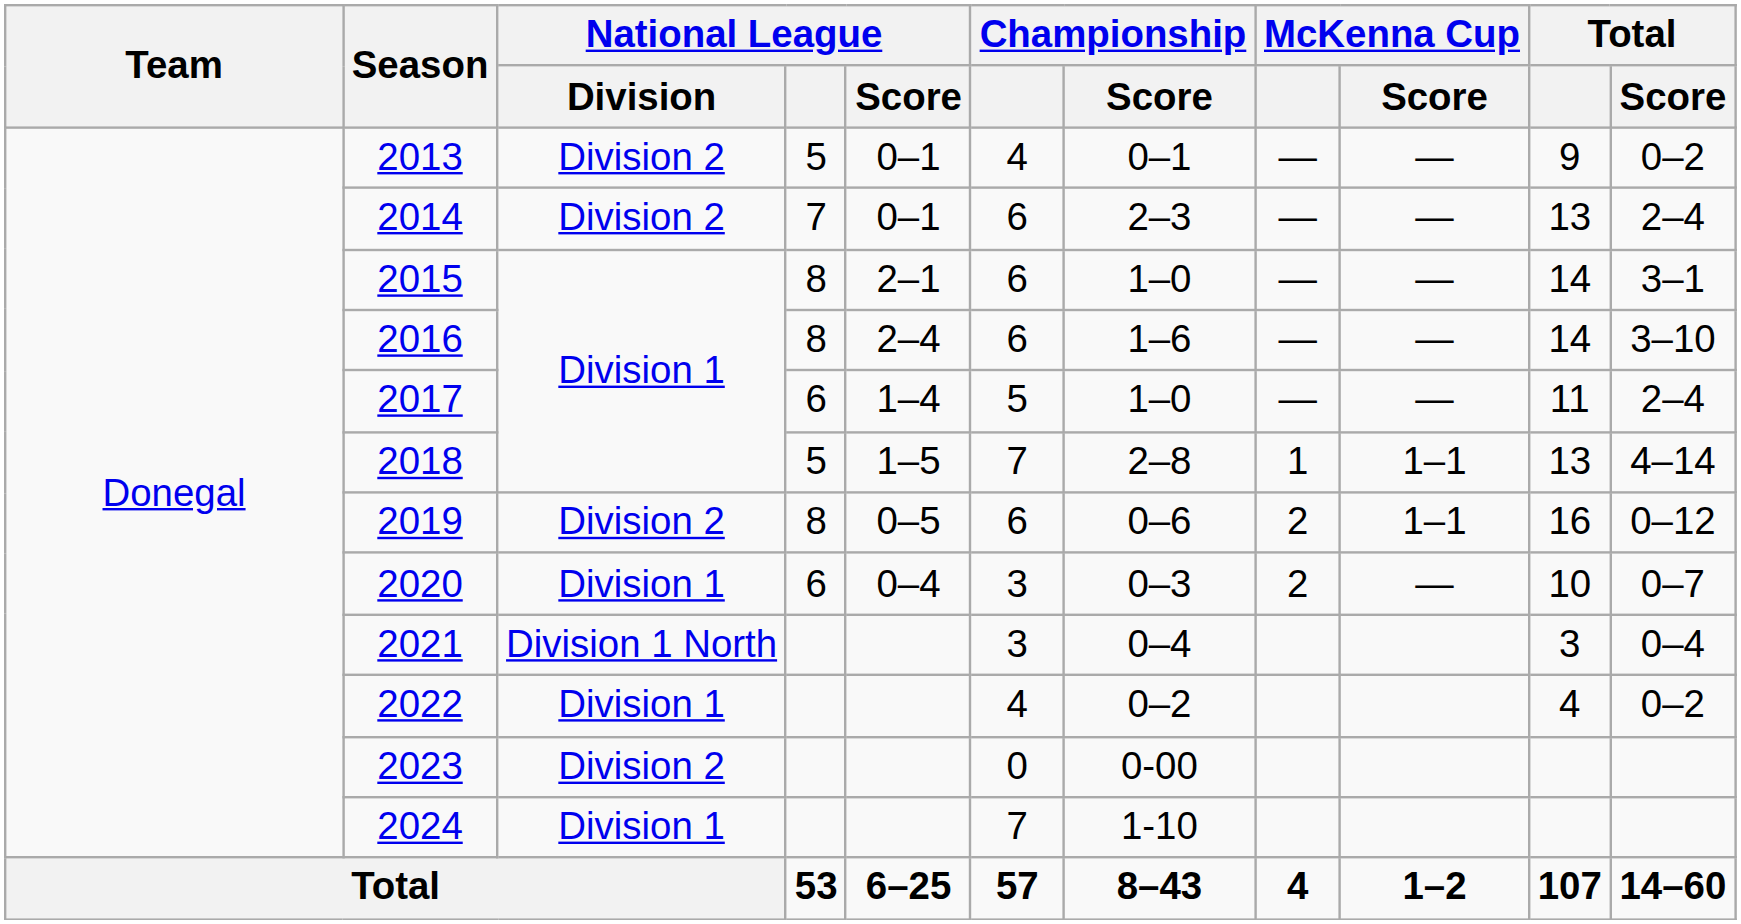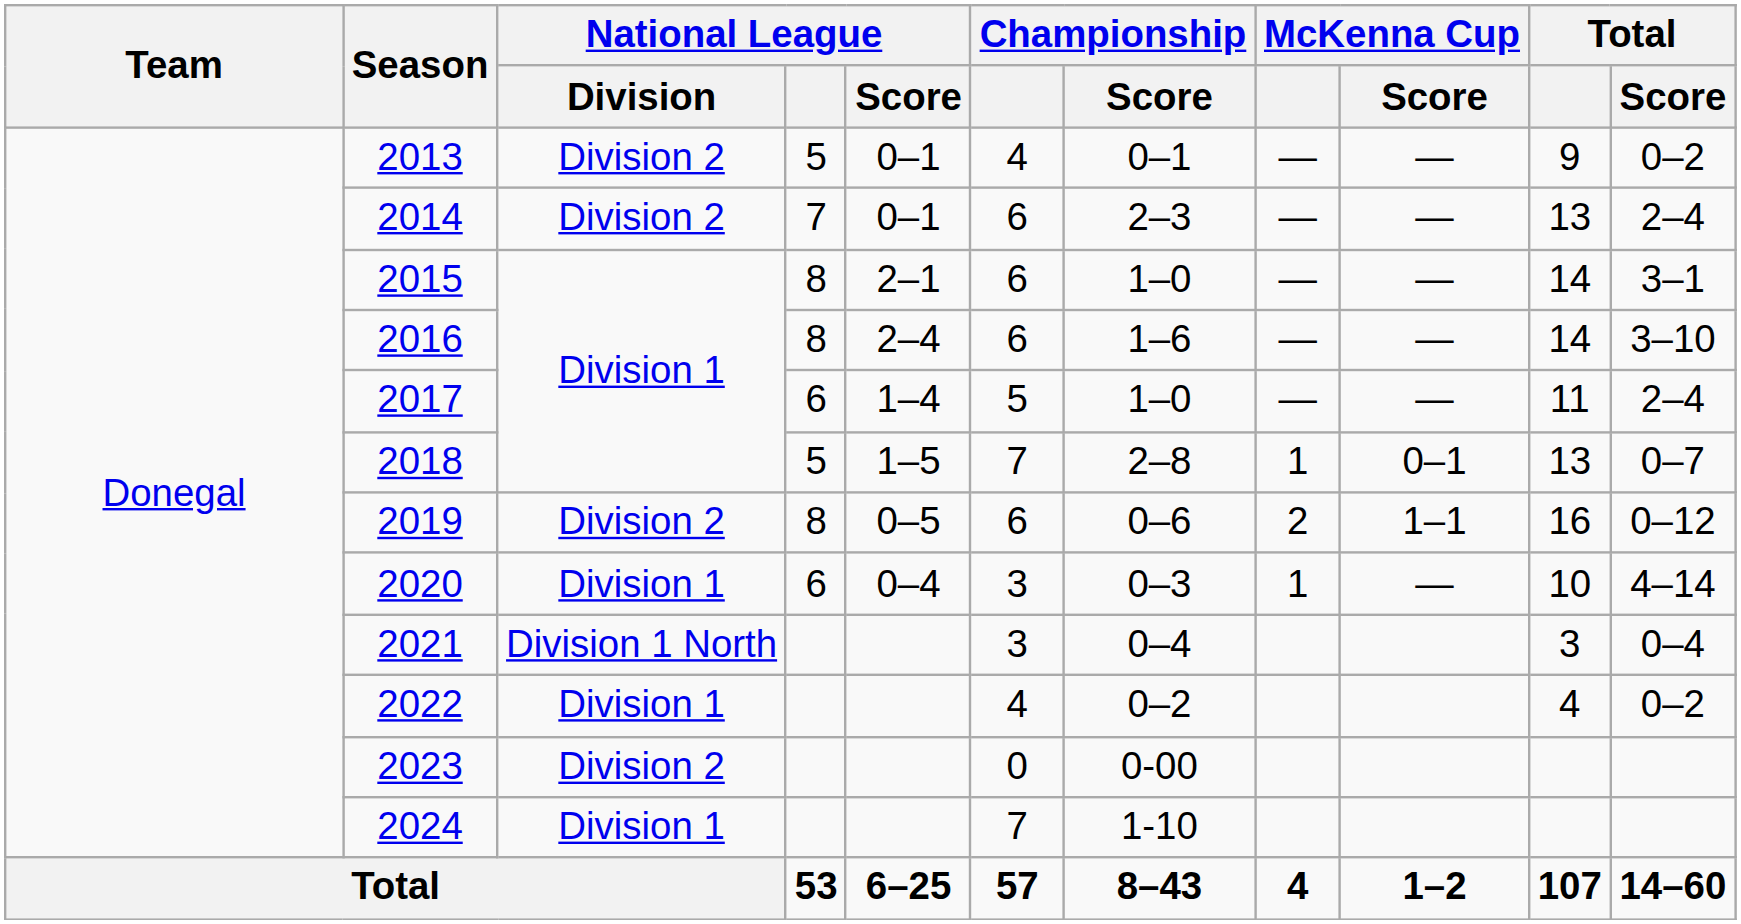(1435, 461) 1–1 -> (1435, 461) 0–1
(1673, 461) 4–14 -> (1673, 461) 0–7
(1298, 583) 2 -> (1298, 583) 1
(1673, 583) 0–7 -> (1673, 583) 4–14
